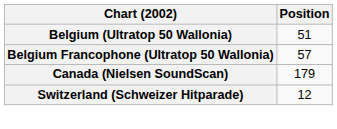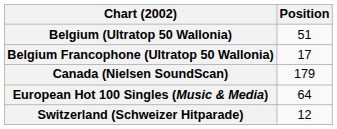(304, 54) 57 -> (304, 54) 17
+ row: (140, 94)
